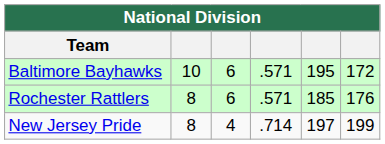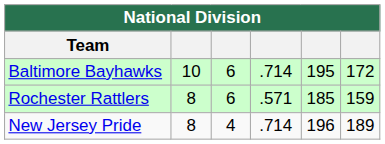(276, 71) .571 -> (276, 71) .714
(360, 98) 176 -> (360, 98) 159
(321, 125) 197 -> (321, 125) 196
(360, 125) 199 -> (360, 125) 189
